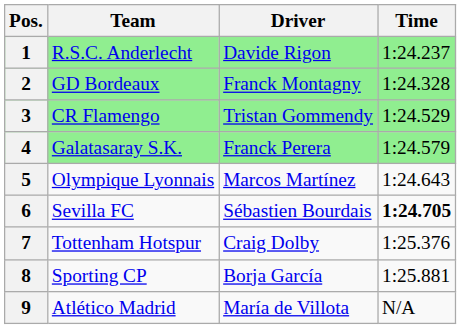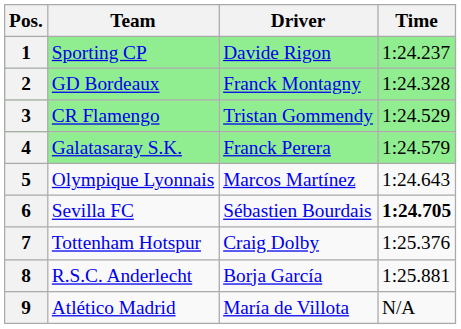(122, 52) R.S.C. Anderlecht -> (99, 52) Sporting CP
(99, 275) Sporting CP -> (122, 275) R.S.C. Anderlecht
